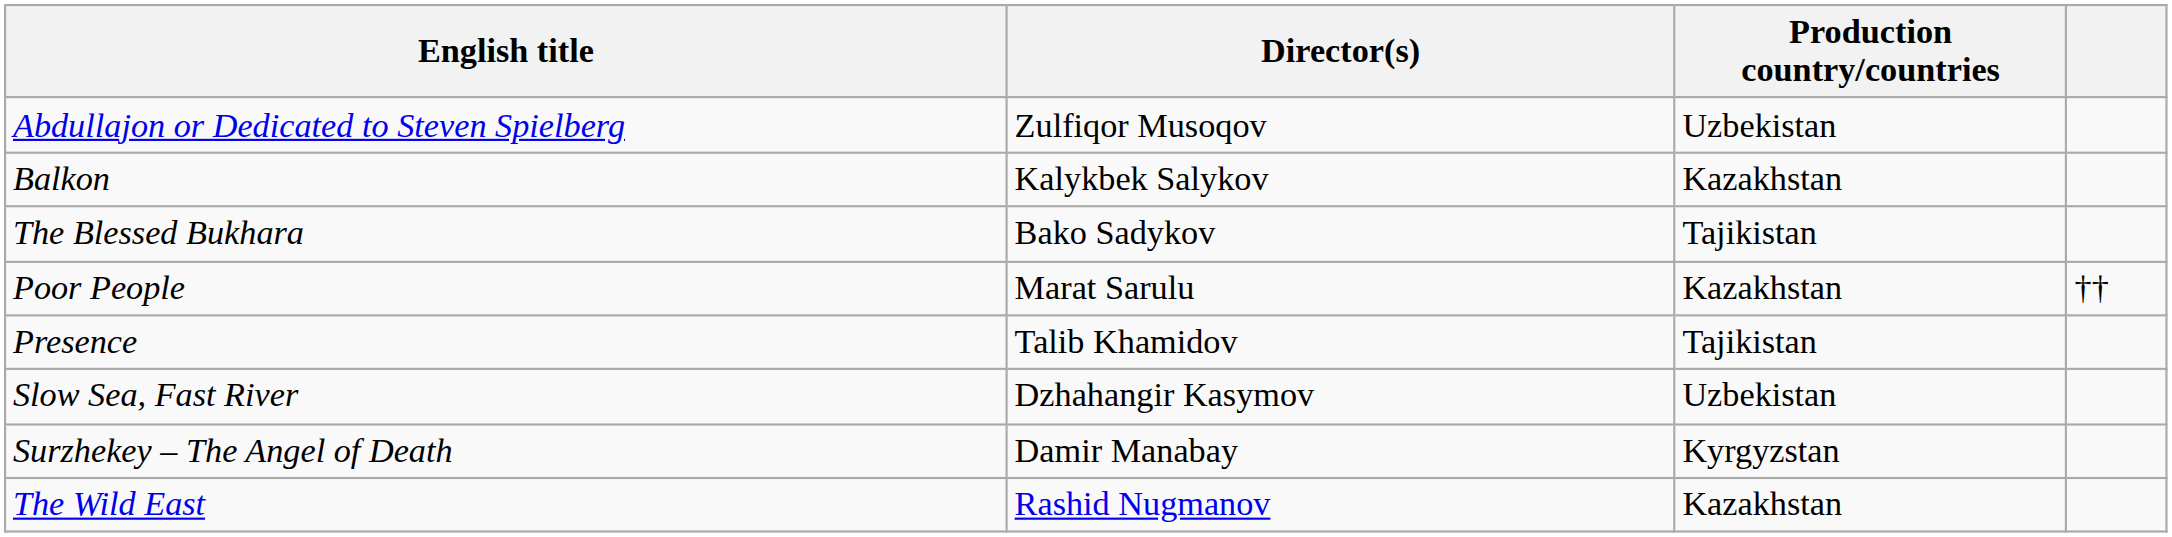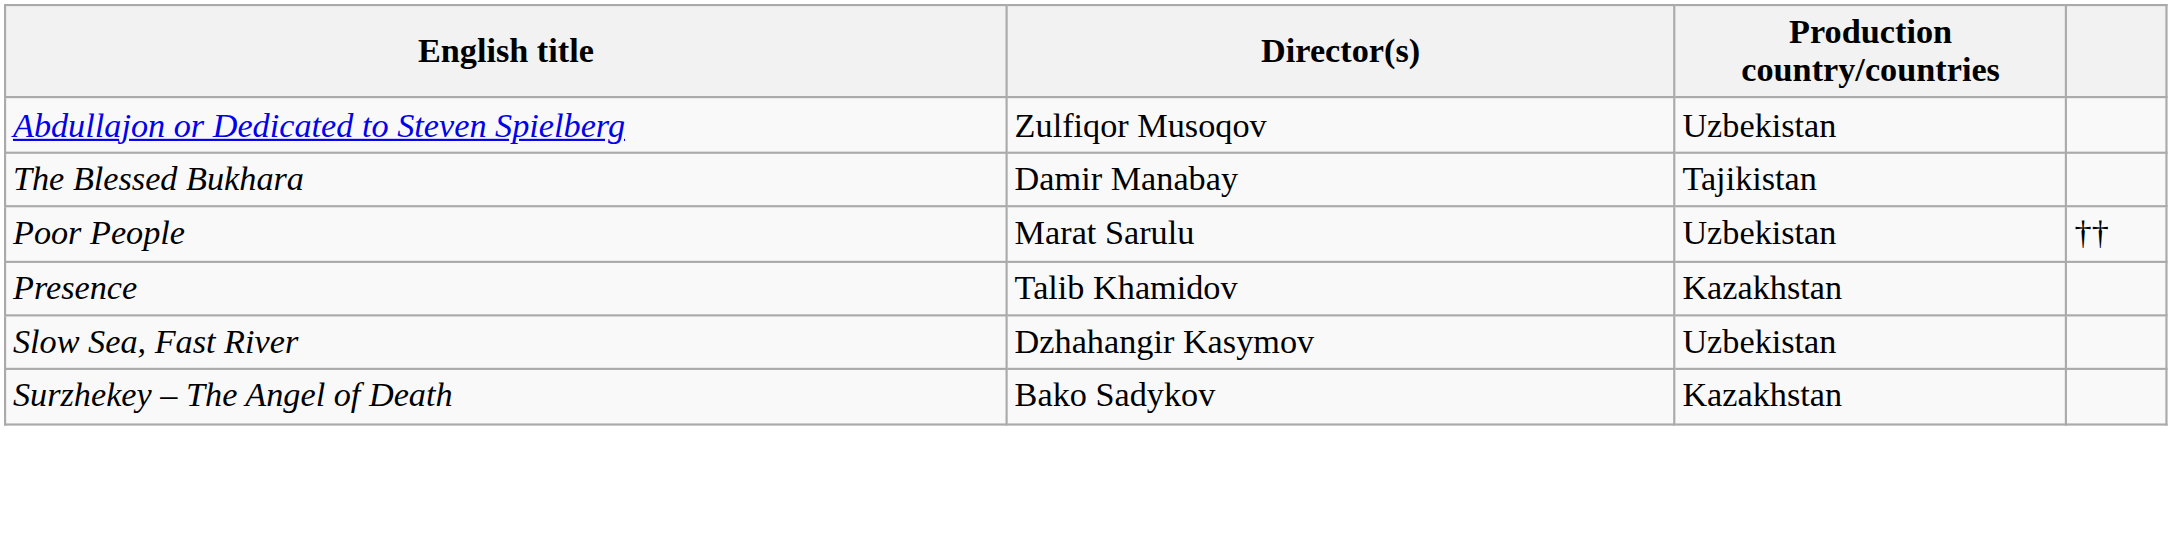- row: (61, 178)
(1115, 233) Bako Sadykov -> (1126, 178) Damir Manabay
(1762, 287) Kazakhstan -> (1759, 233) Uzbekistan
(1750, 341) Tajikistan -> (1762, 287) Kazakhstan
(1126, 450) Damir Manabay -> (1115, 395) Bako Sadykov
(1761, 450) Kyrgyzstan -> (1762, 395) Kazakhstan
- row: (109, 504)
